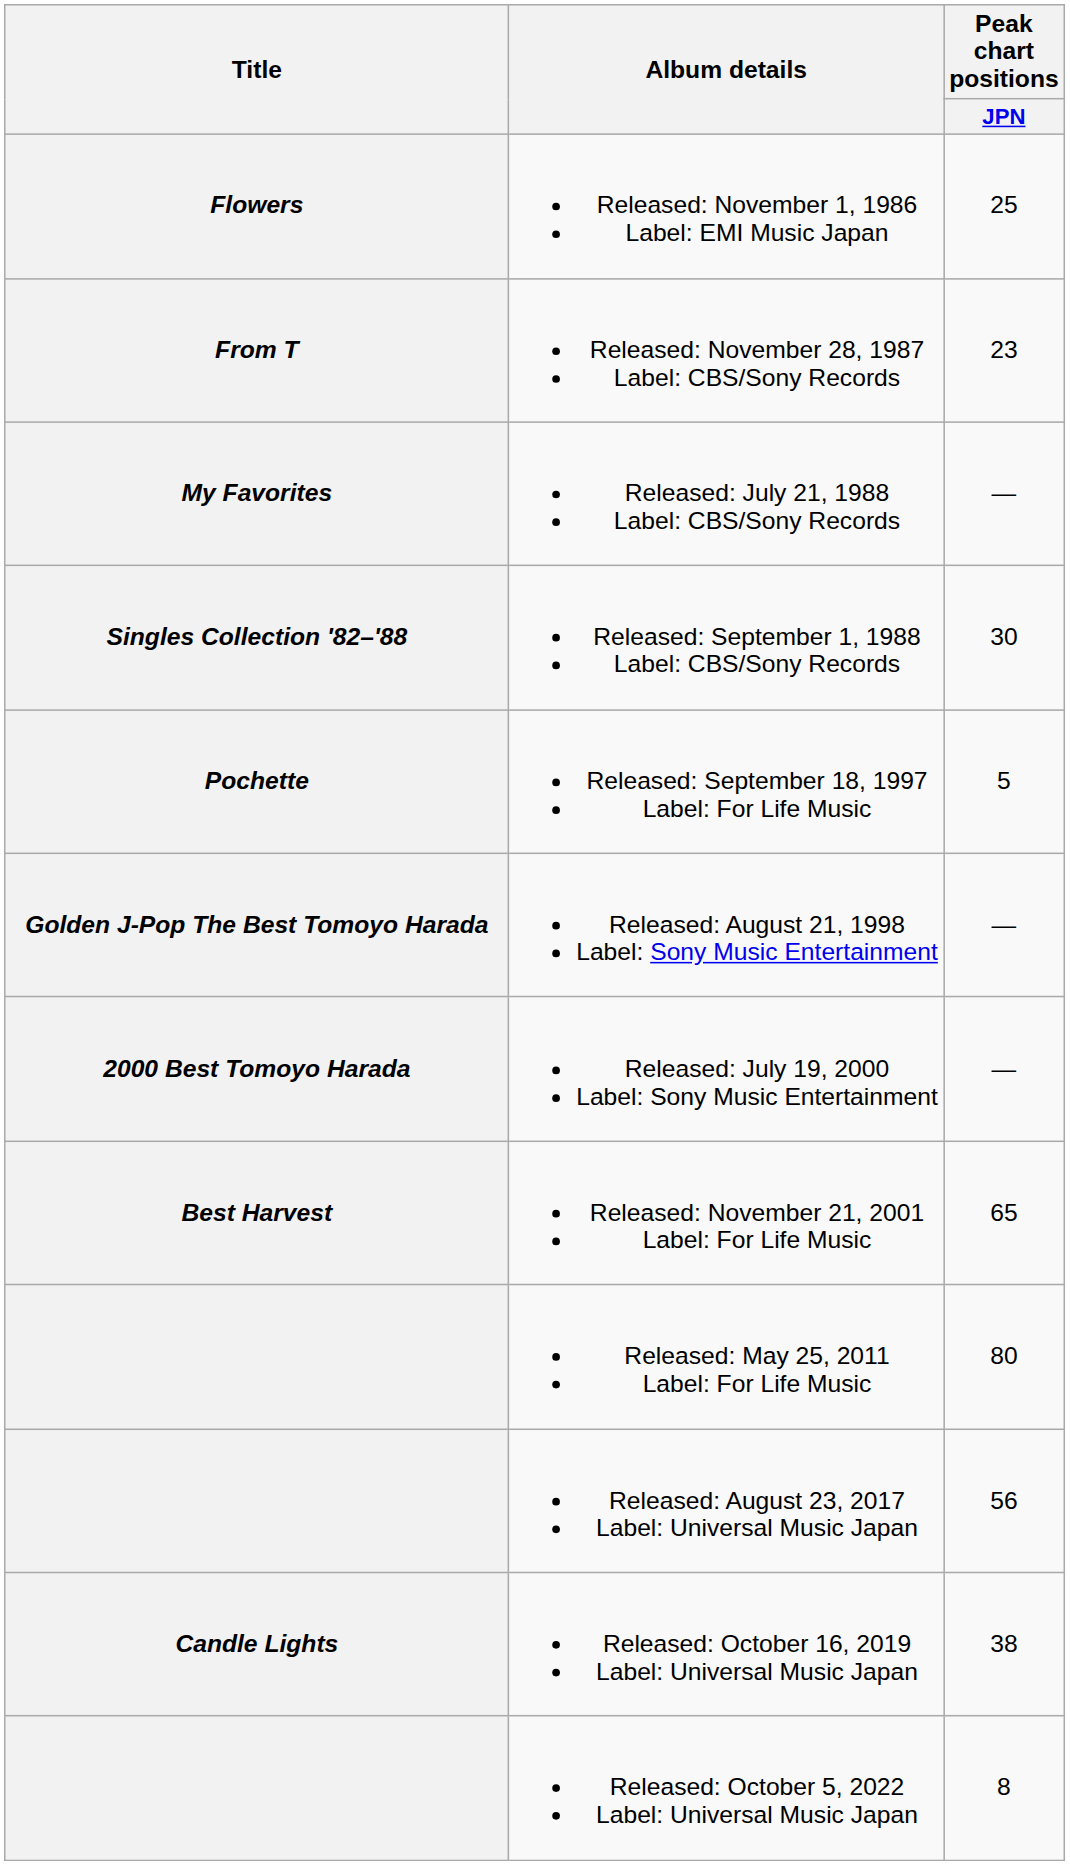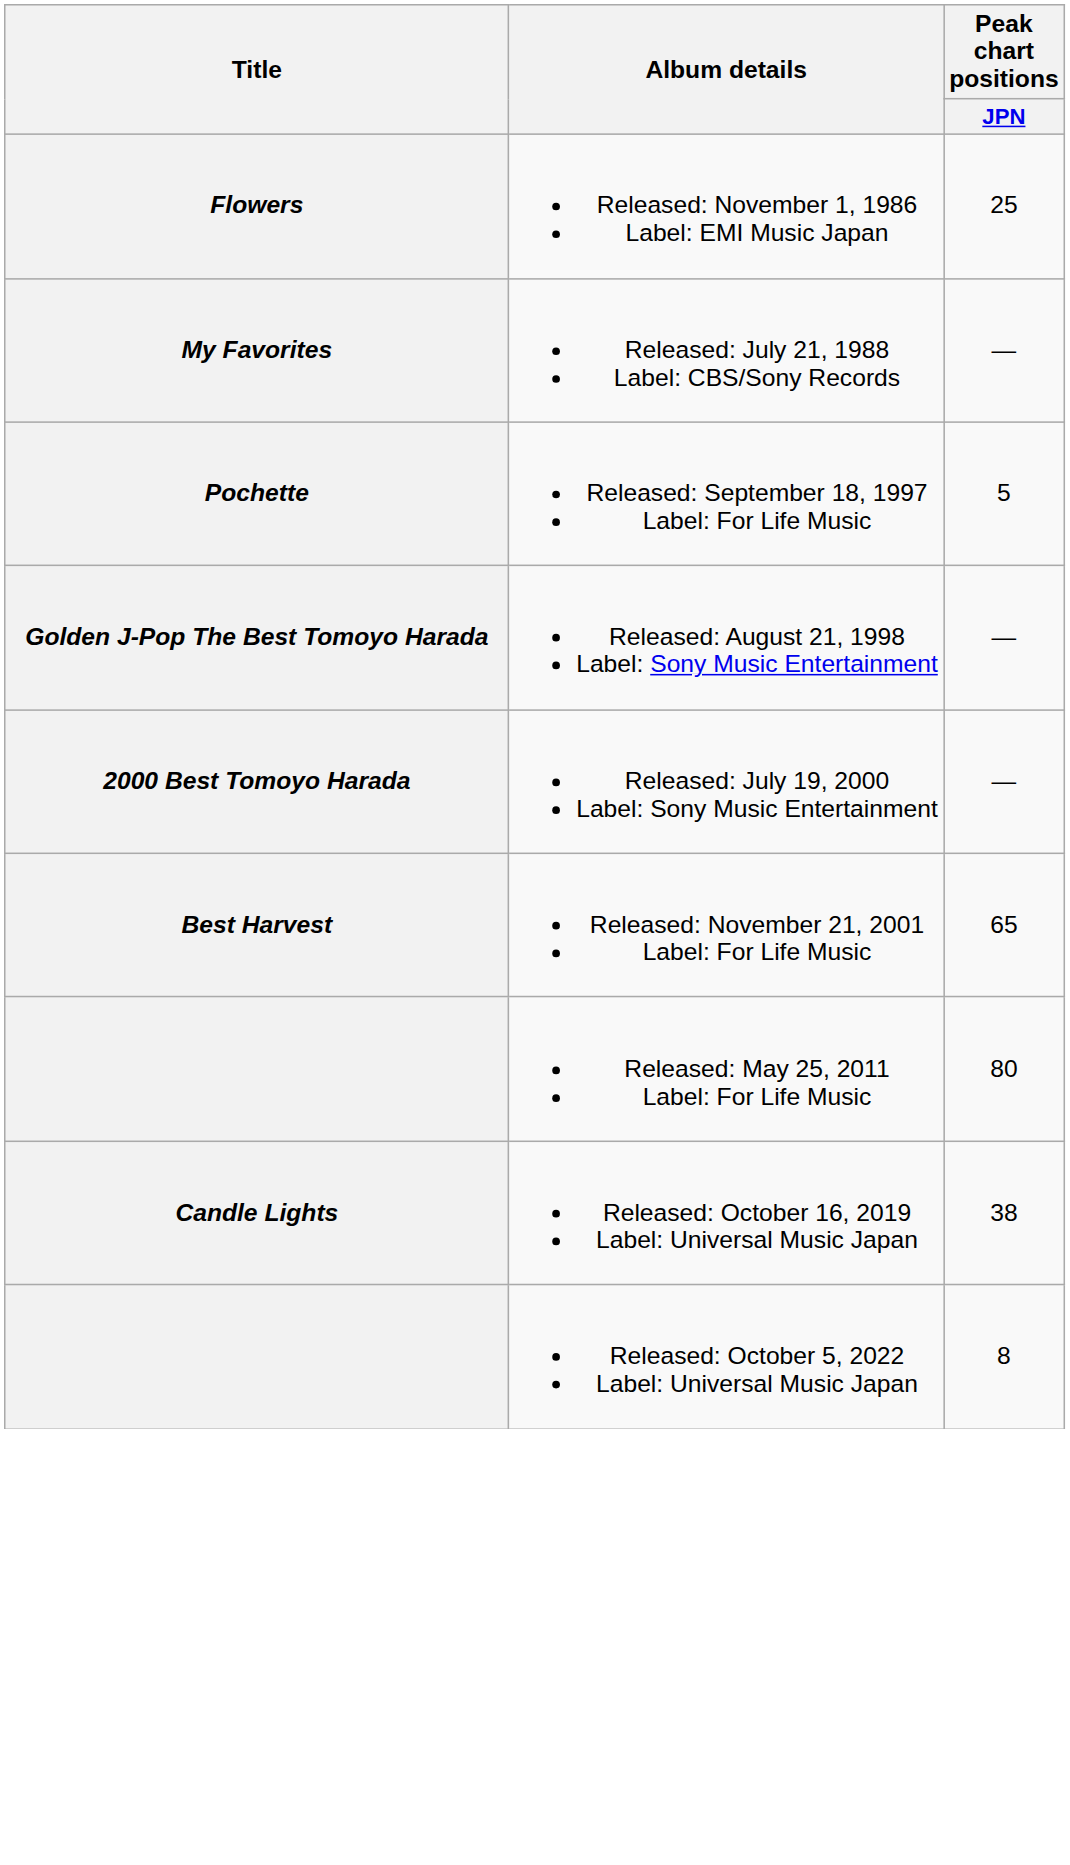- row: (726, 364)
- row: (726, 651)
- row: (726, 1514)
